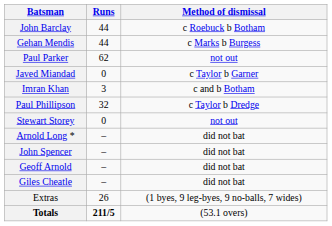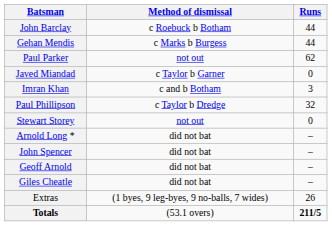columns swapped: (224, 12) <-> (104, 12)
